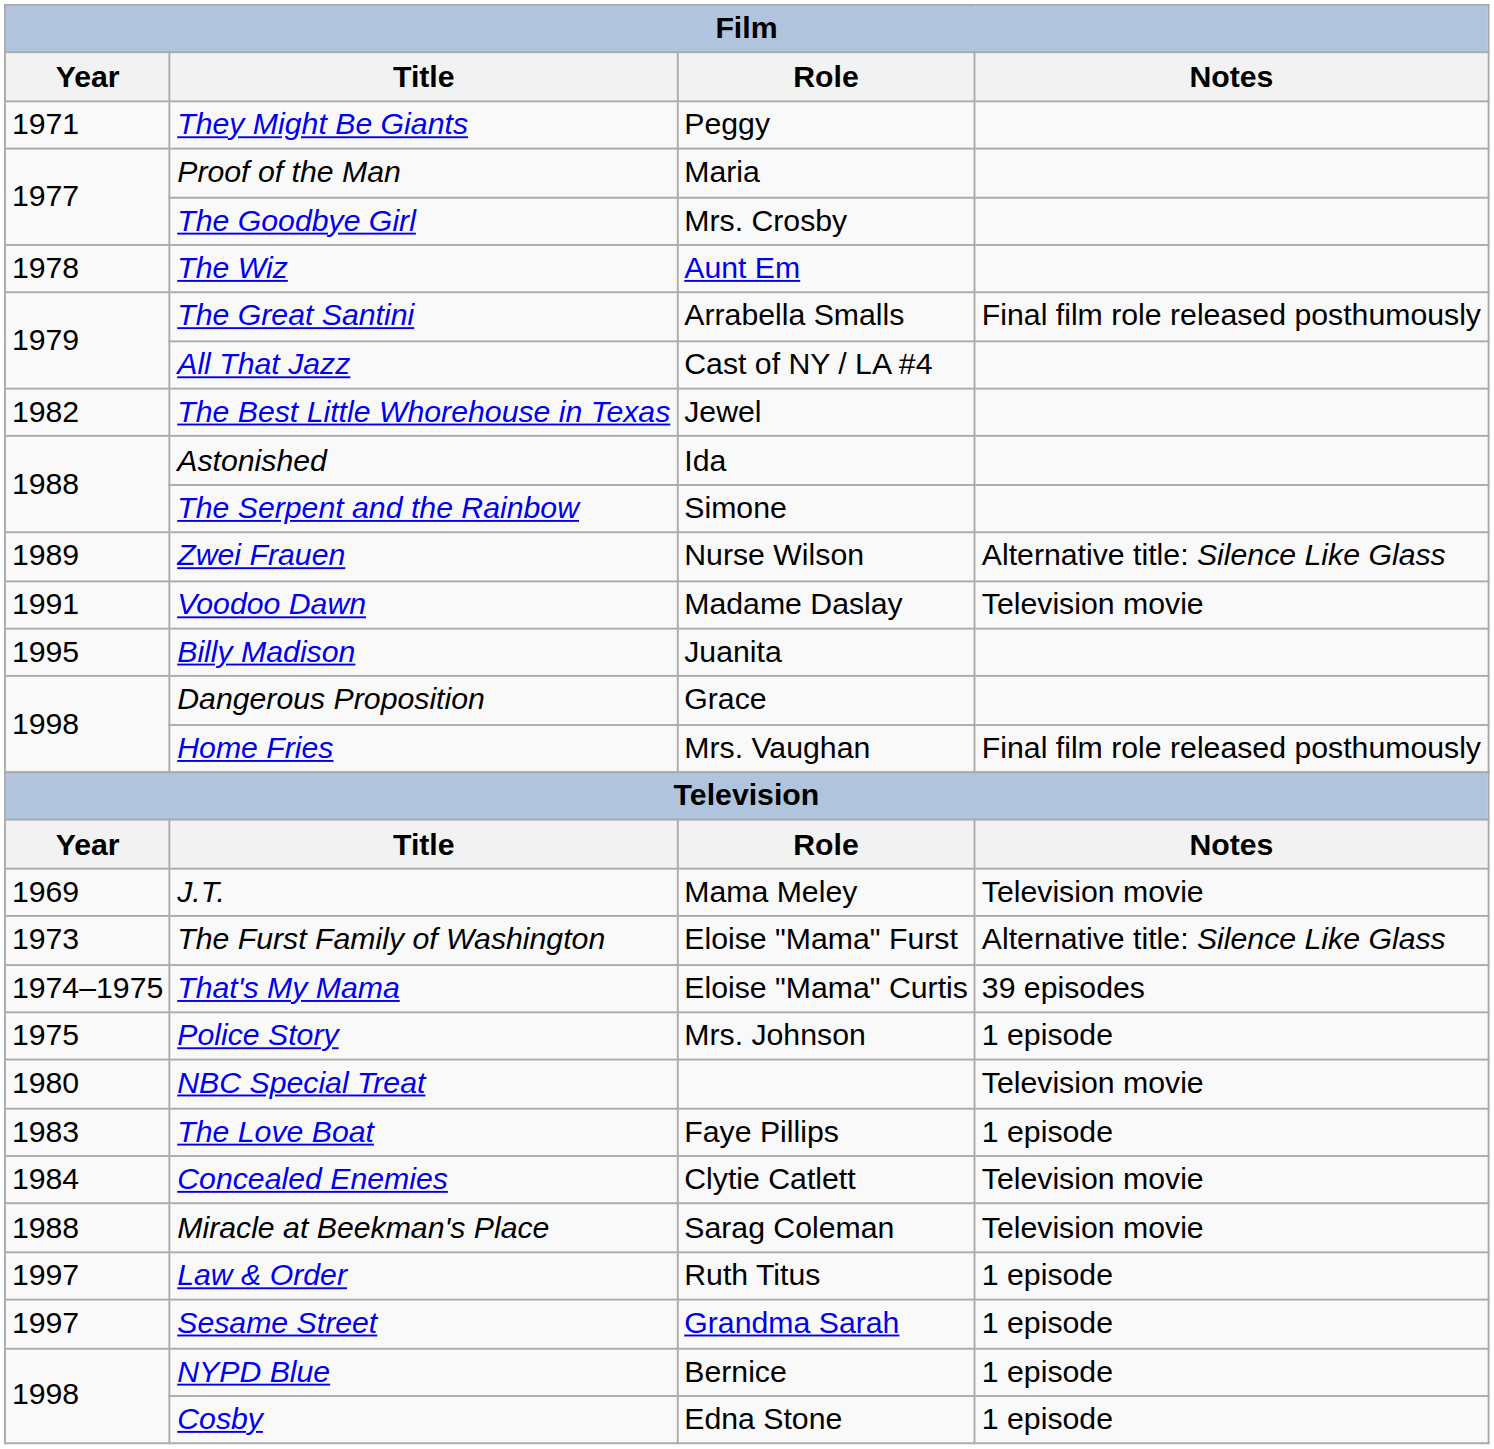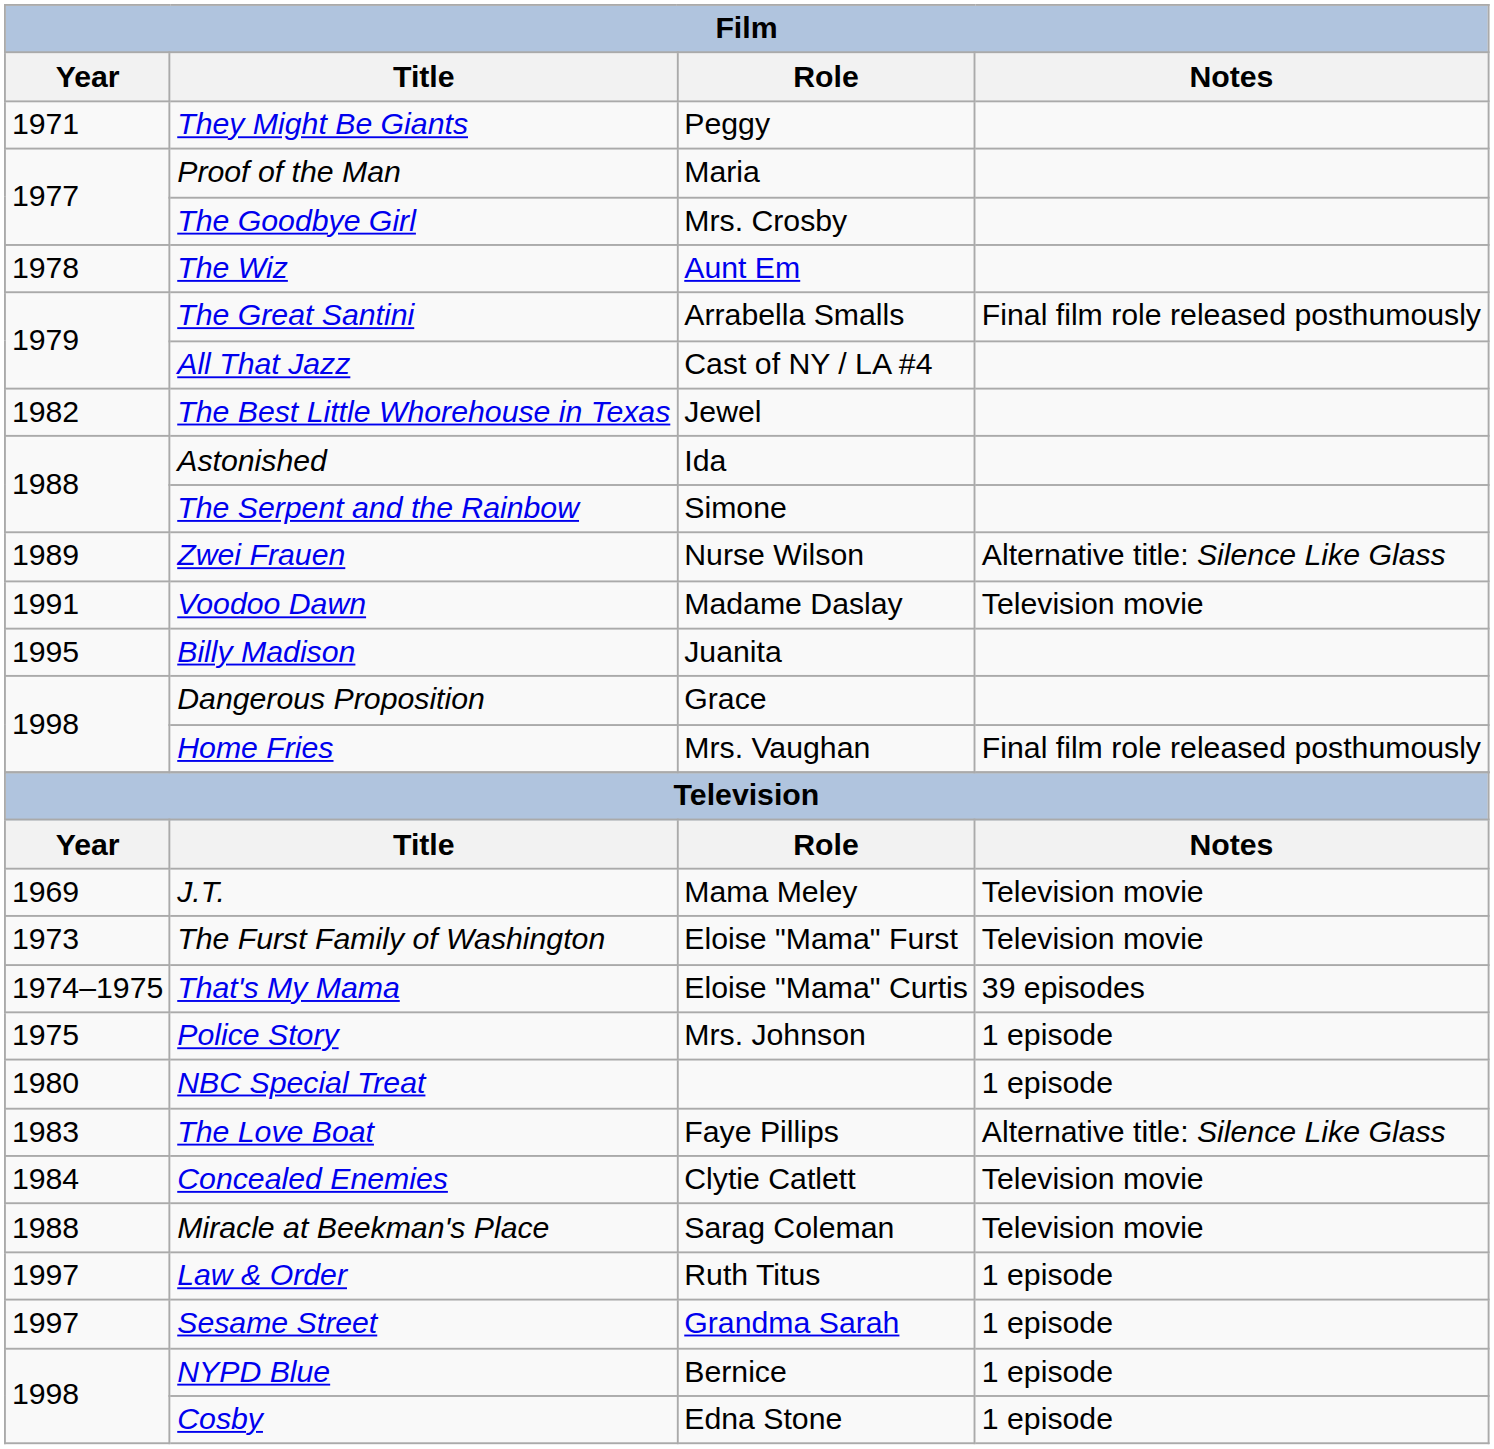(1214, 939) Alternative title: Silence Like Glass -> (1093, 939) Television movie
(1093, 1083) Television movie -> (1047, 1083) 1 episode
(1047, 1131) 1 episode -> (1214, 1131) Alternative title: Silence Like Glass
